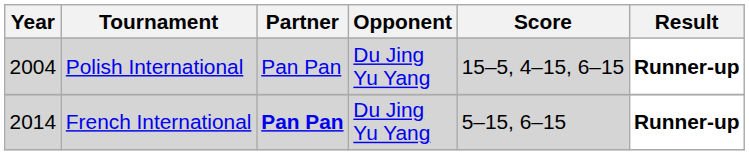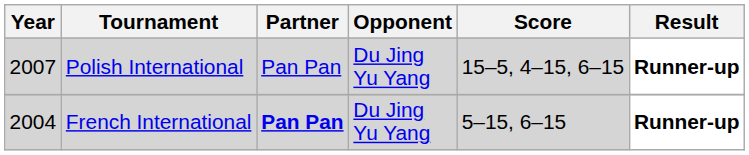(33, 66) 2004 -> (33, 66) 2007
(33, 122) 2014 -> (33, 122) 2004
